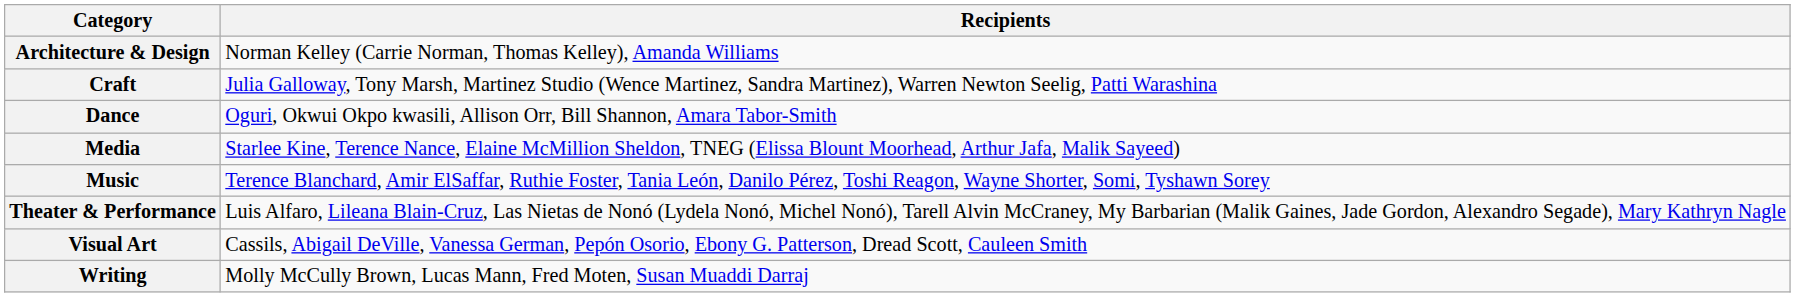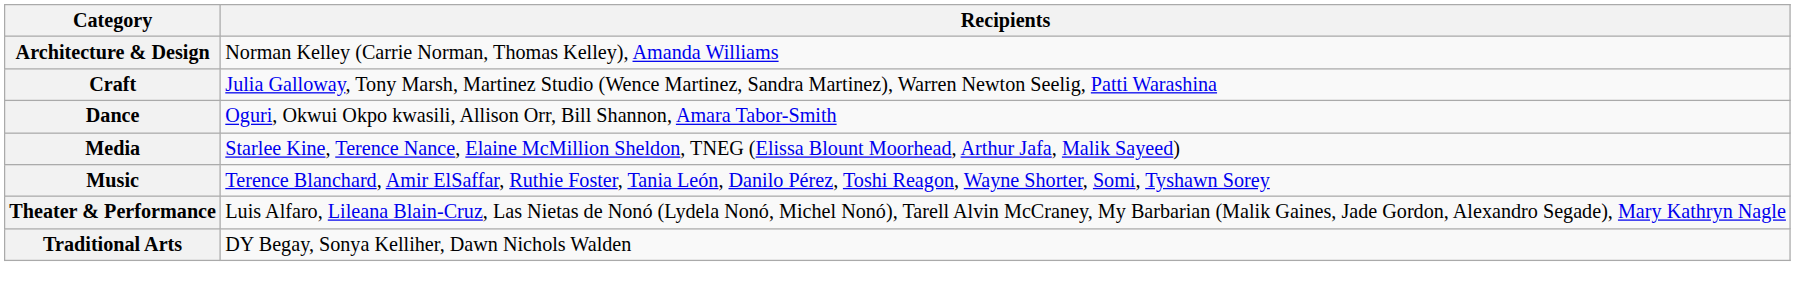+ row: (113, 244)
- row: (113, 244)
- row: (113, 276)
